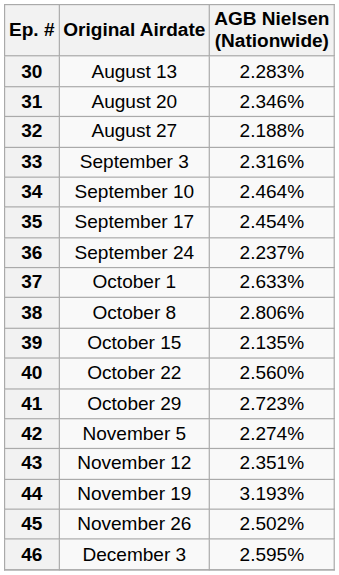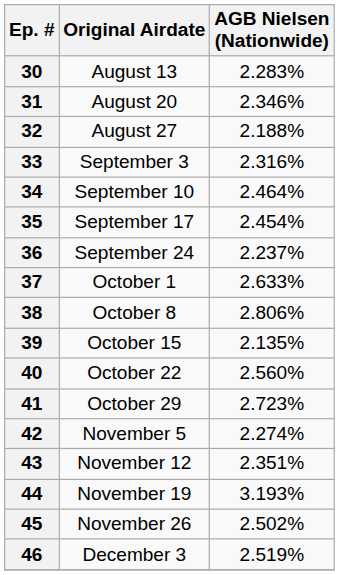(272, 554) 2.595% -> (272, 554) 2.519%
